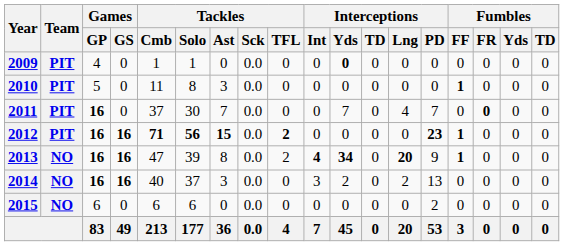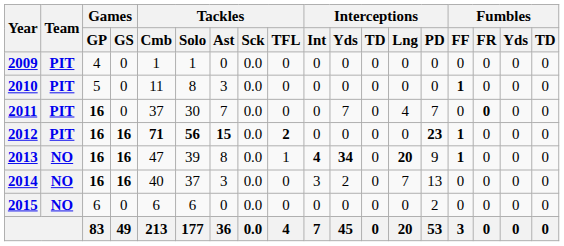(345, 63) bold -> (345, 63) normal
(286, 157) 2 -> (286, 157) 1
(405, 181) 2 -> (405, 181) 7
